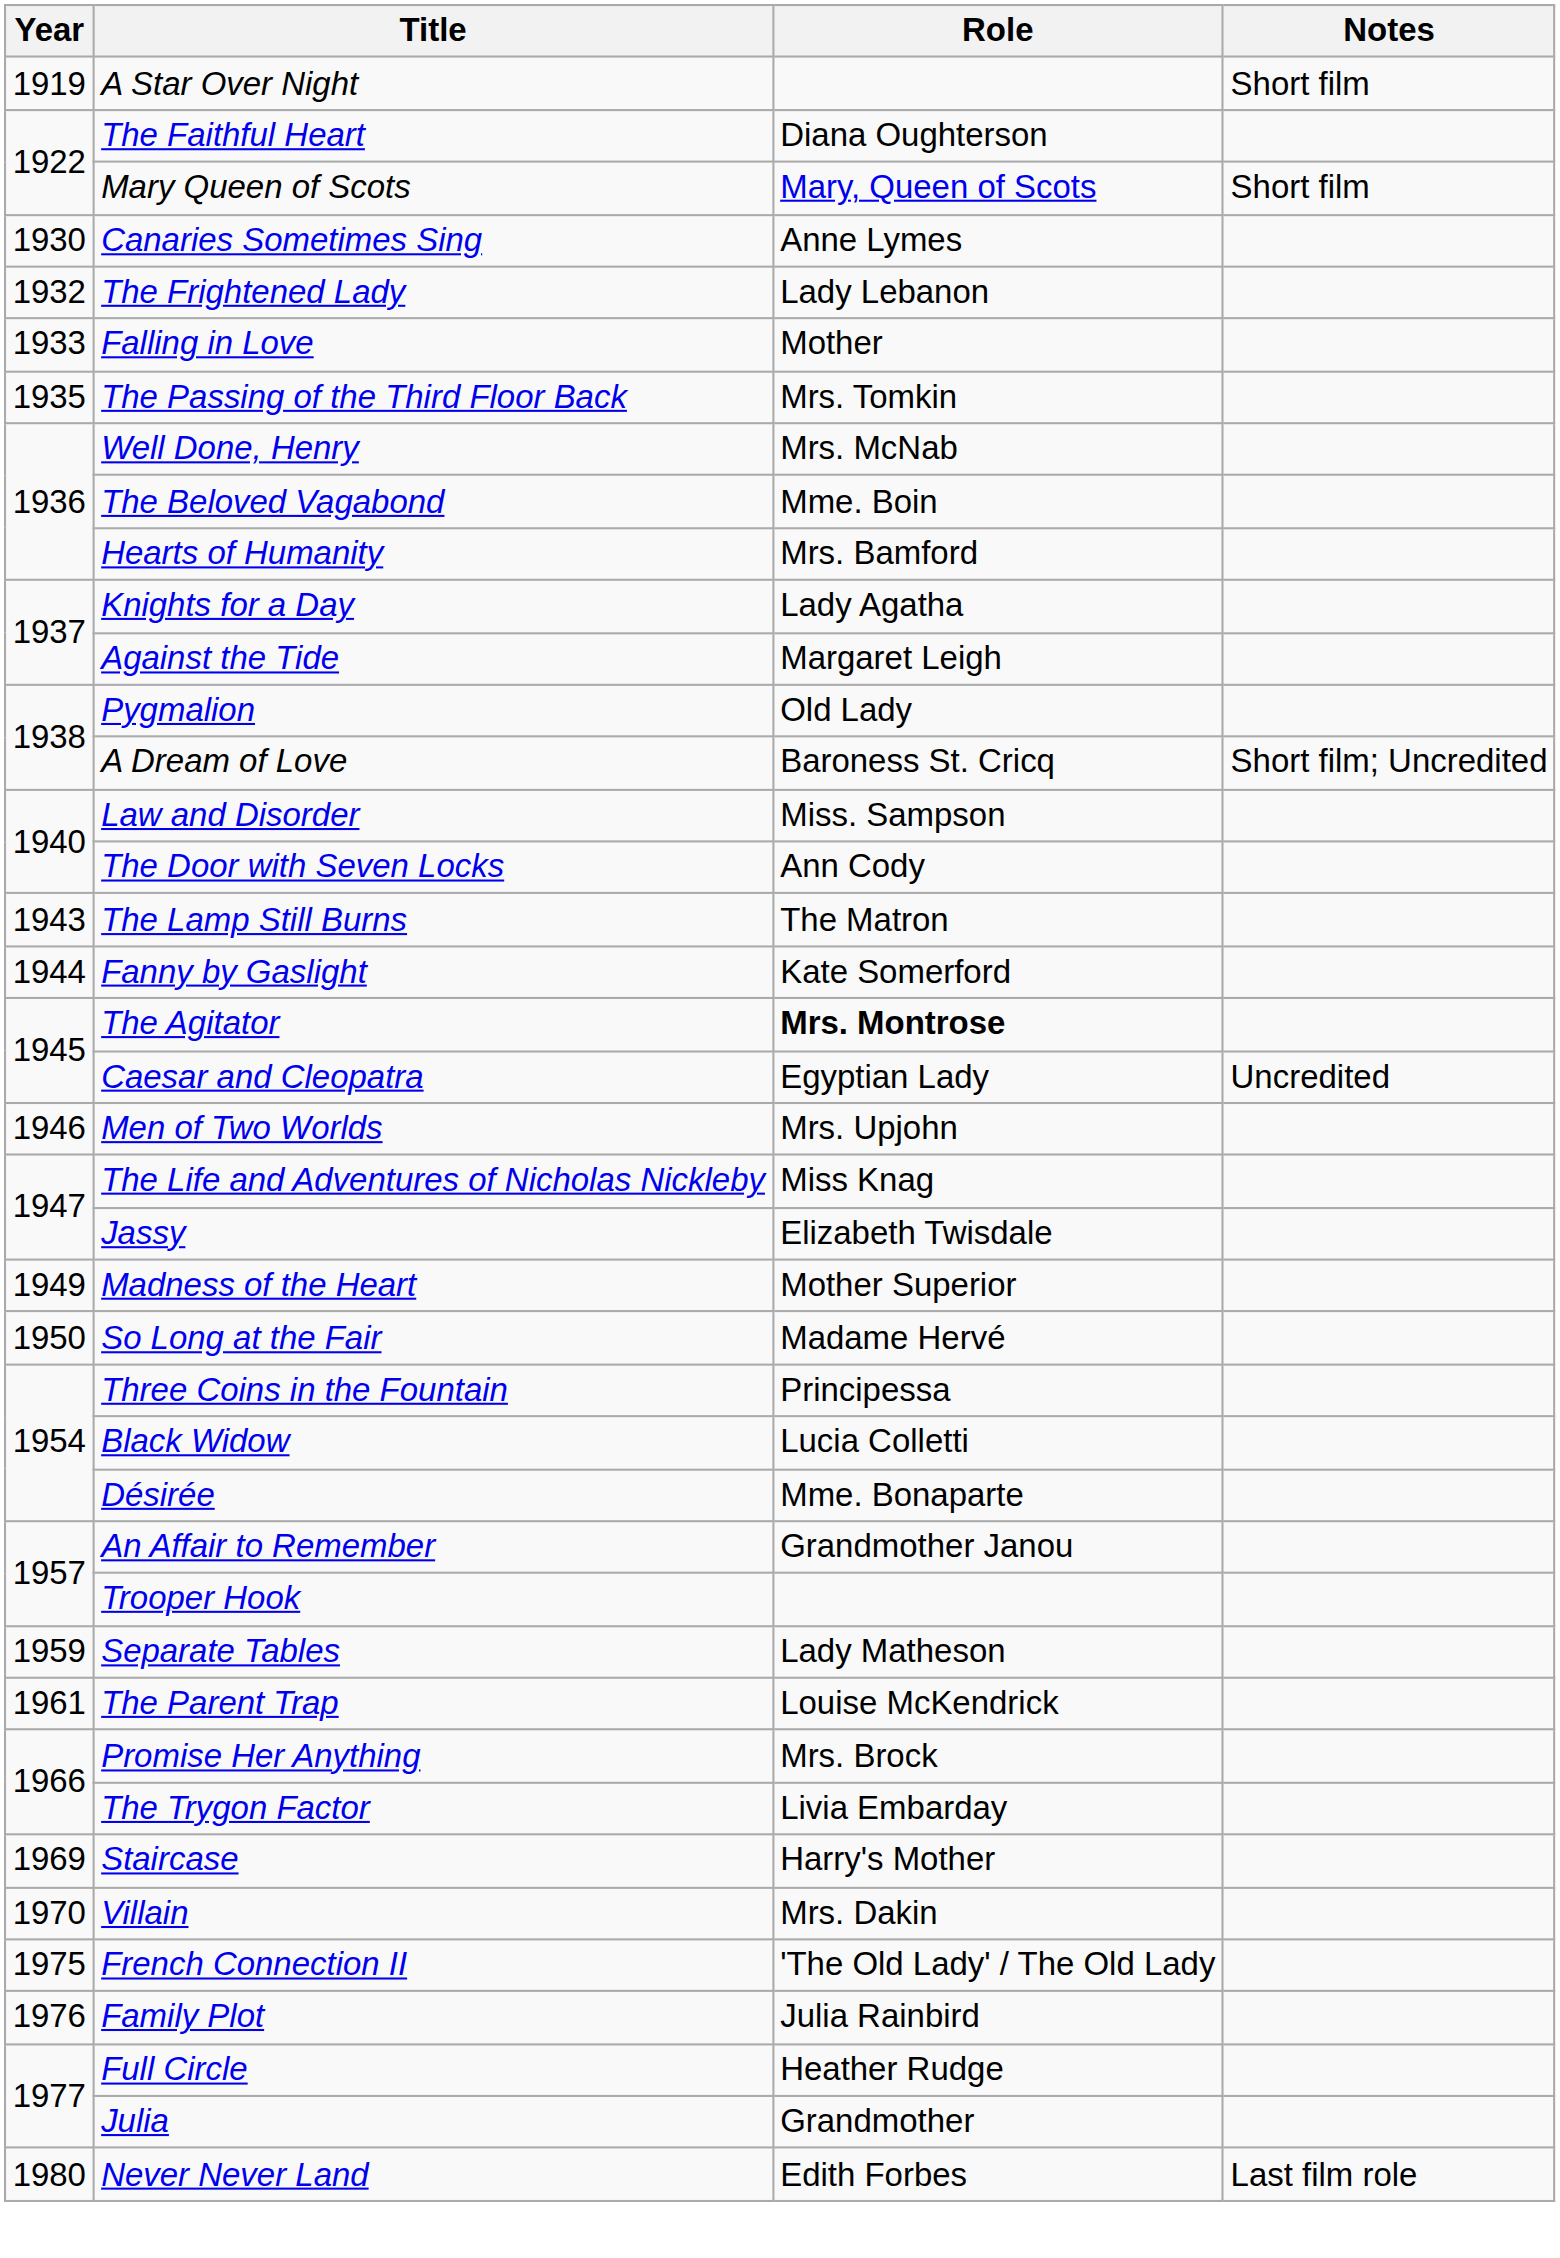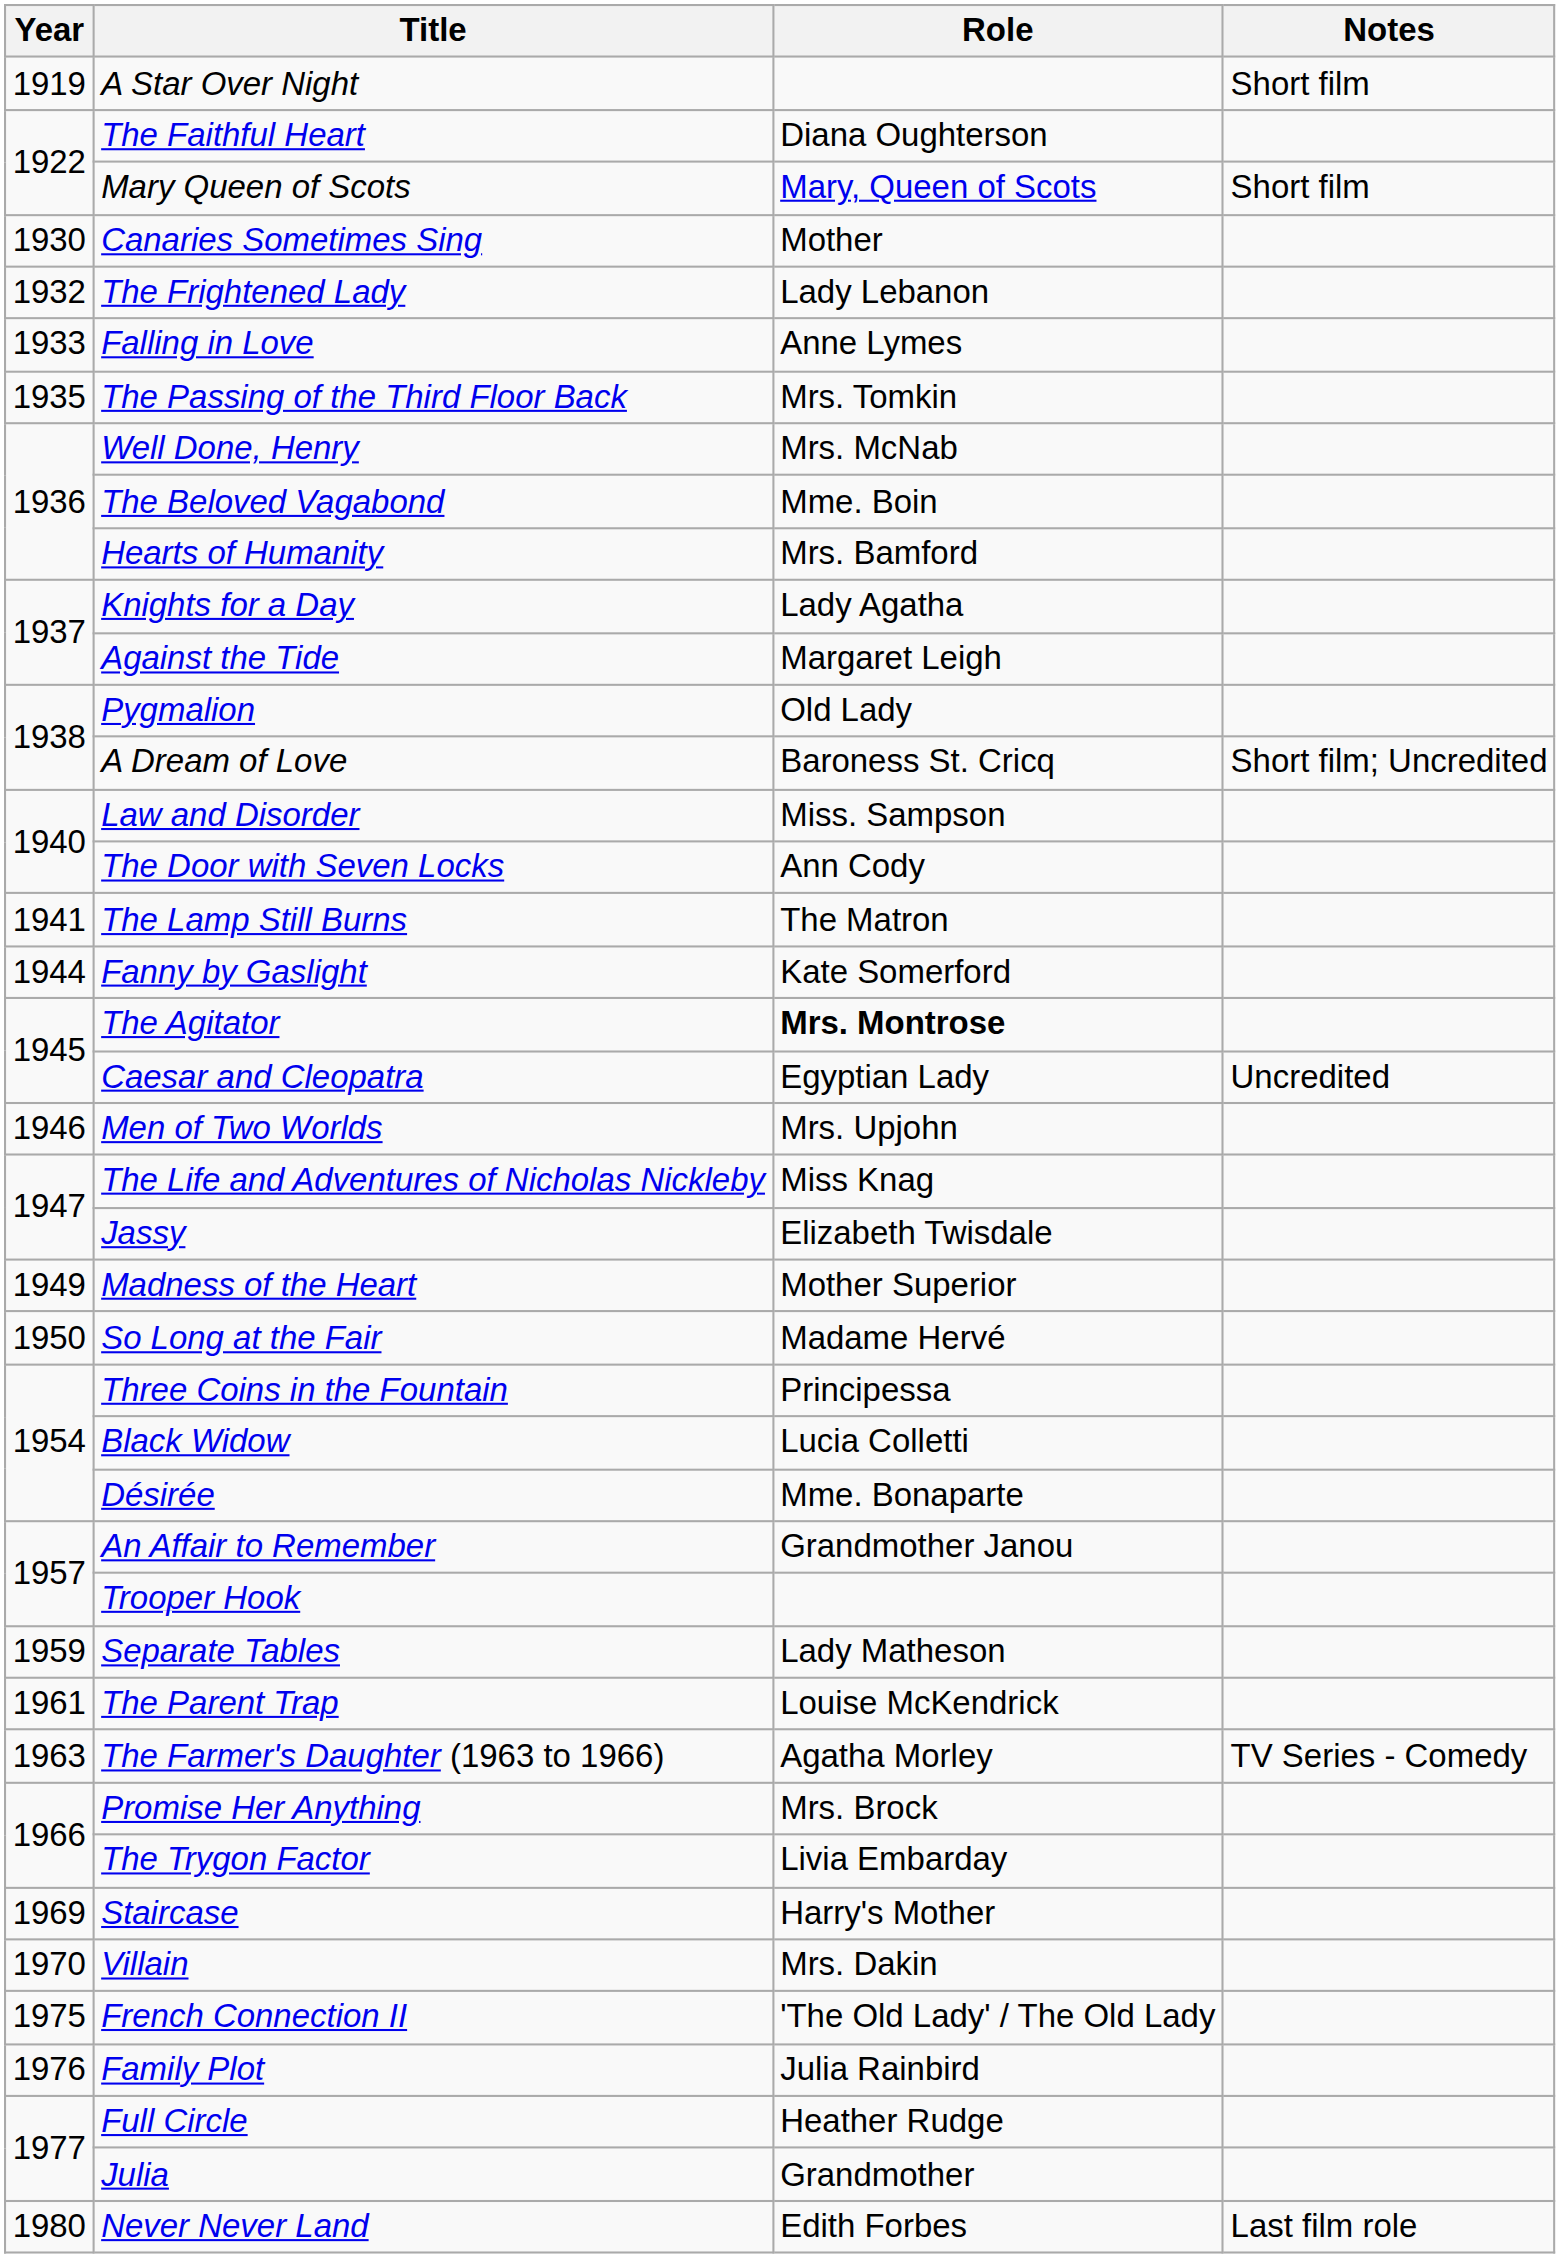(871, 239) Anne Lymes -> (831, 239) Mother
(831, 344) Mother -> (871, 344) Anne Lymes
(49, 919) 1943 -> (49, 919) 1941
+ row: (383, 1755)
